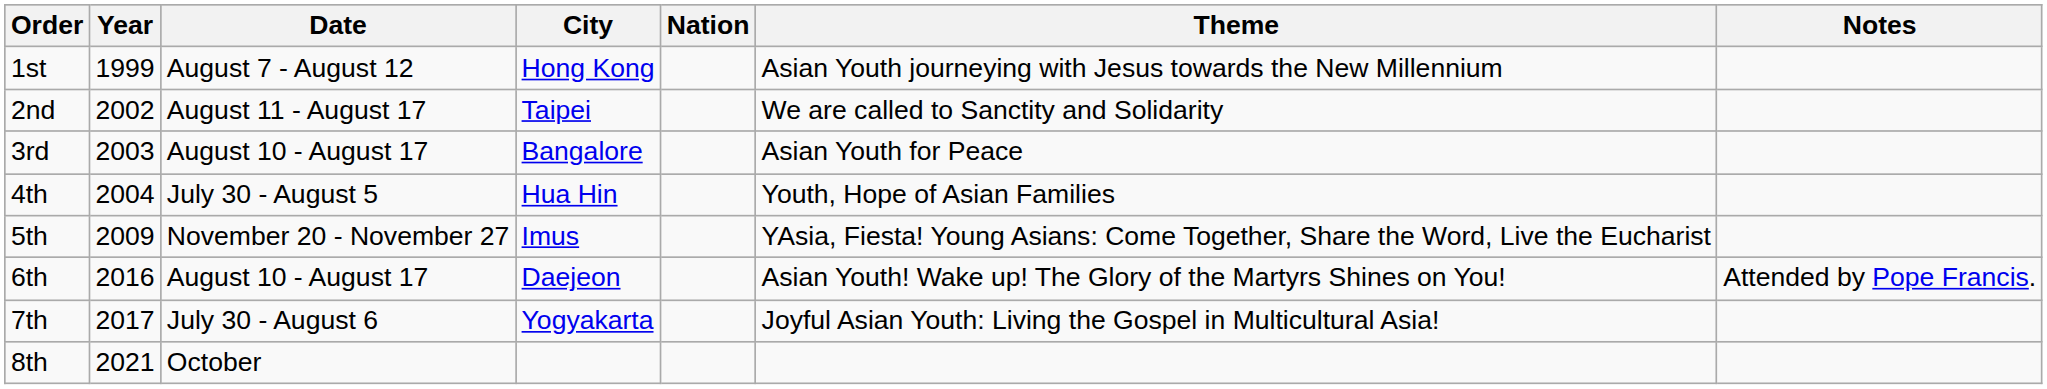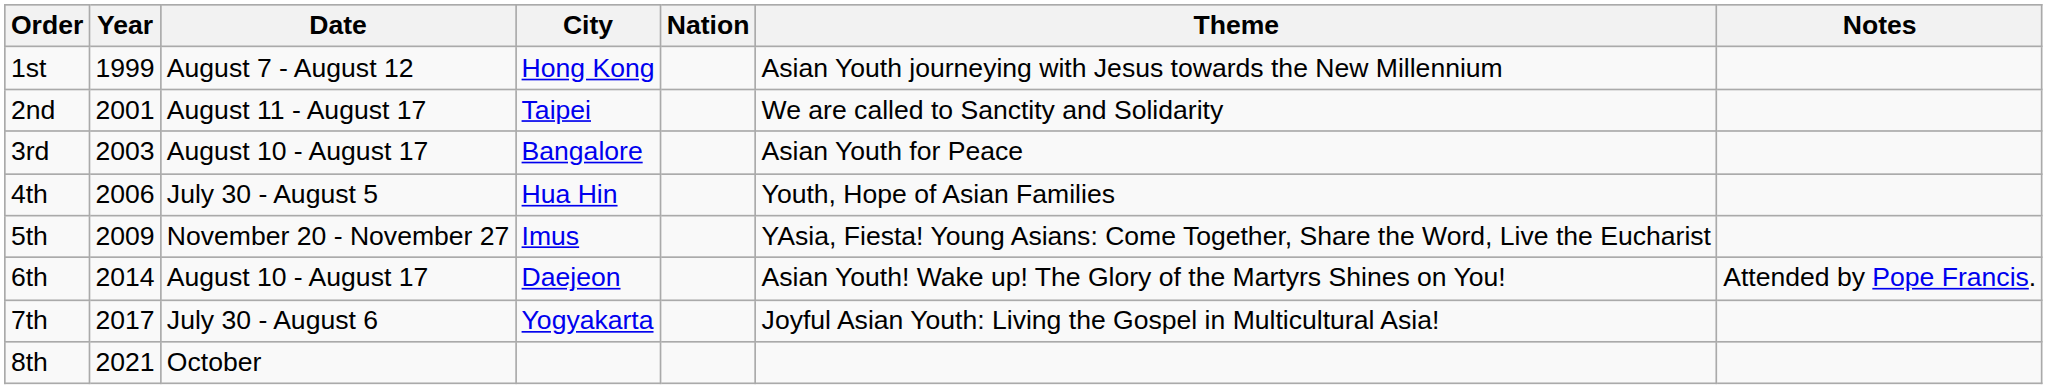(125, 109) 2002 -> (125, 109) 2001
(125, 194) 2004 -> (125, 194) 2006
(125, 278) 2016 -> (125, 278) 2014
